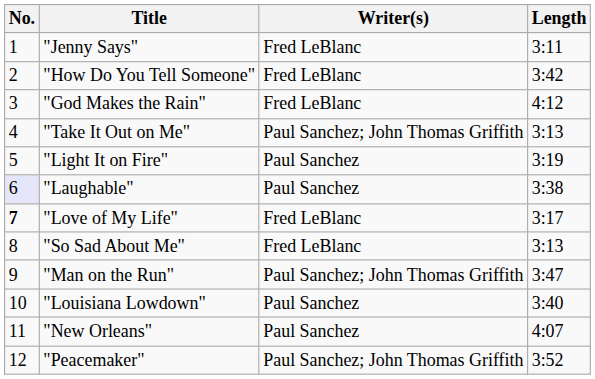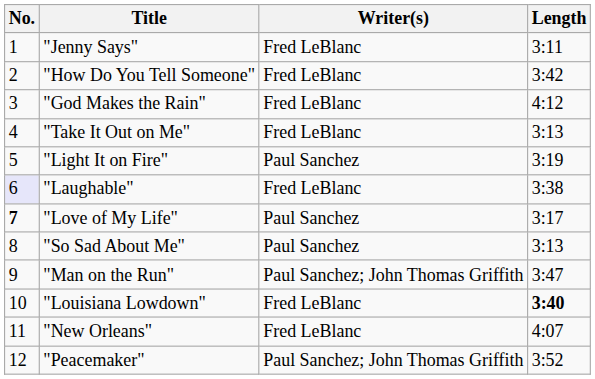(393, 132) Paul Sanchez; John Thomas Griffith -> (312, 132) Fred LeBlanc
(311, 189) Paul Sanchez -> (312, 189) Fred LeBlanc
(312, 217) Fred LeBlanc -> (311, 217) Paul Sanchez
(312, 246) Fred LeBlanc -> (311, 246) Paul Sanchez
(311, 302) Paul Sanchez -> (312, 302) Fred LeBlanc
(548, 302) normal -> (548, 302) bold
(311, 331) Paul Sanchez -> (312, 331) Fred LeBlanc
